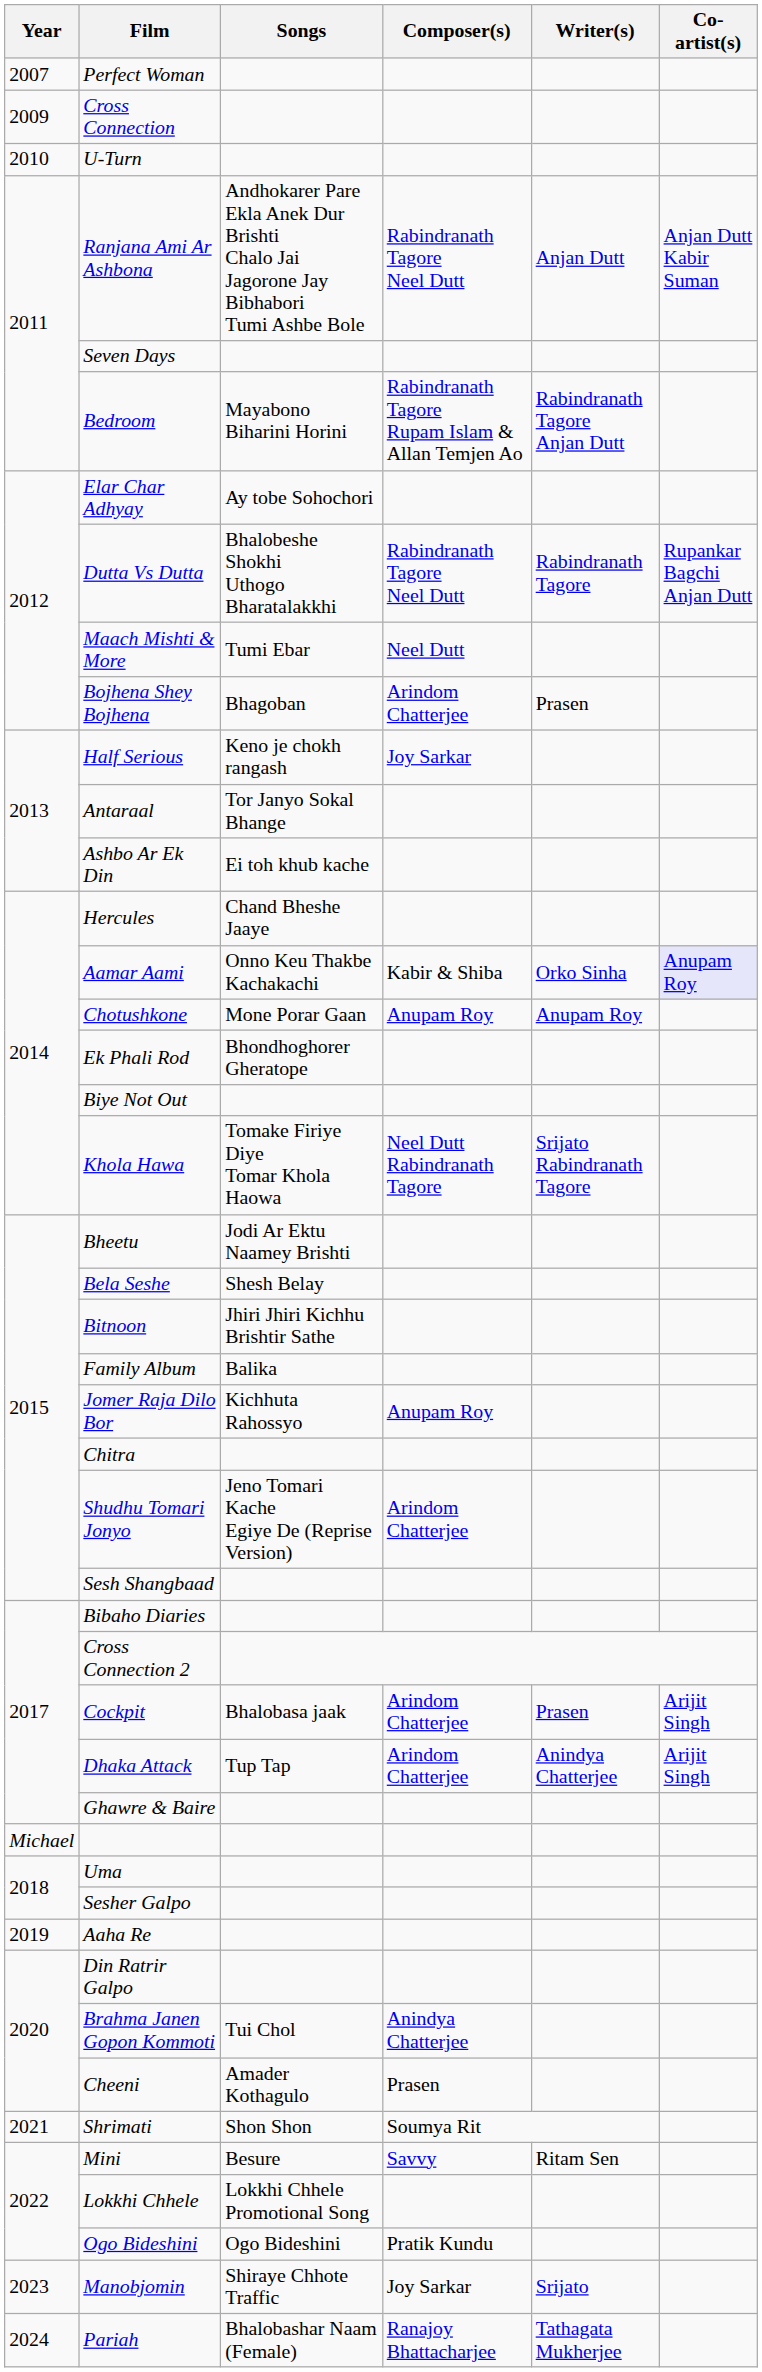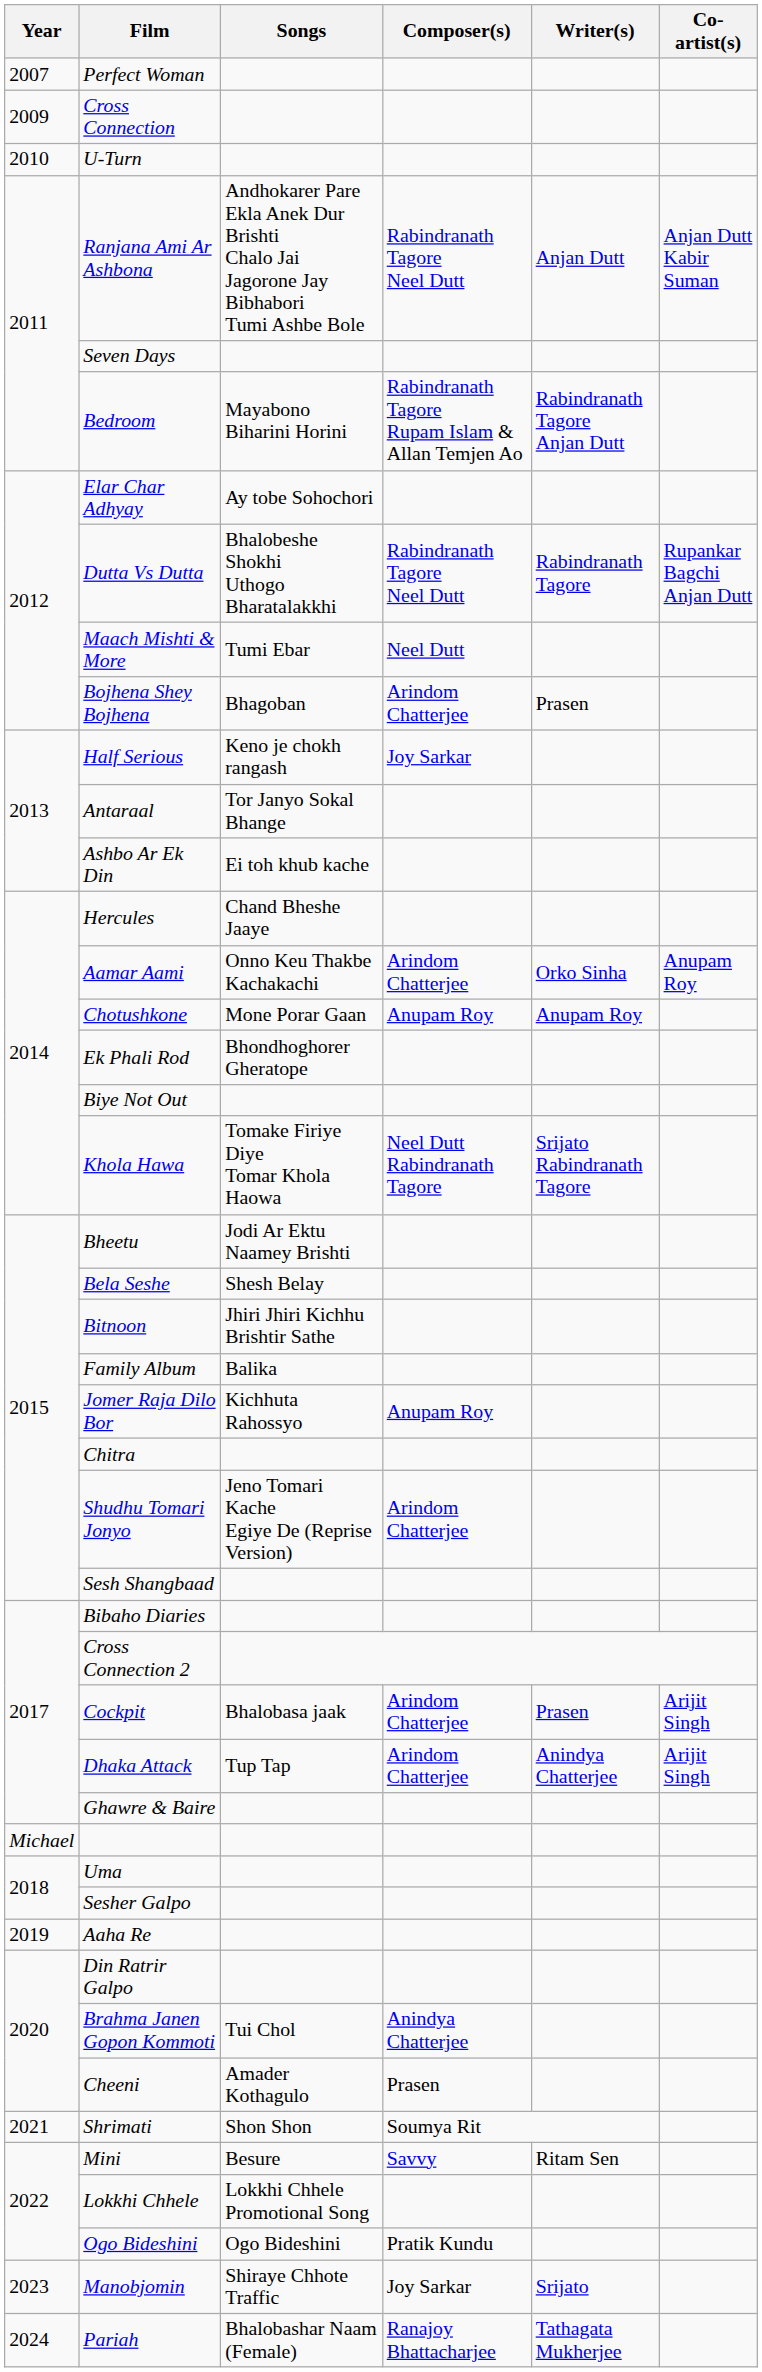(445, 972) Kabir & Shiba -> (428, 972) Arindom Chatterjee
(698, 972) lavender background -> (698, 972) no background
